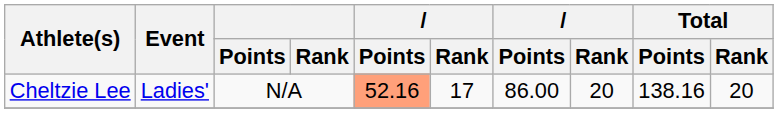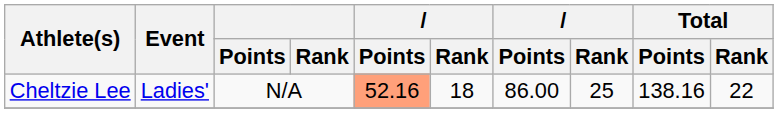(462, 90) 17 -> (462, 90) 18
(602, 90) 20 -> (602, 90) 25
(741, 90) 20 -> (741, 90) 22
